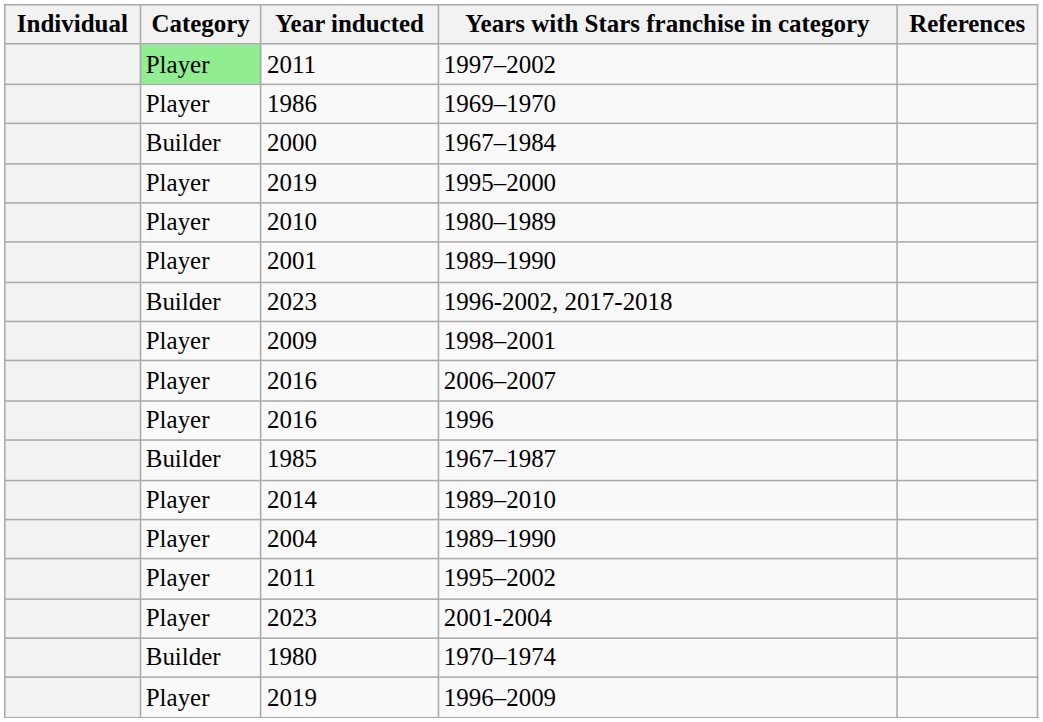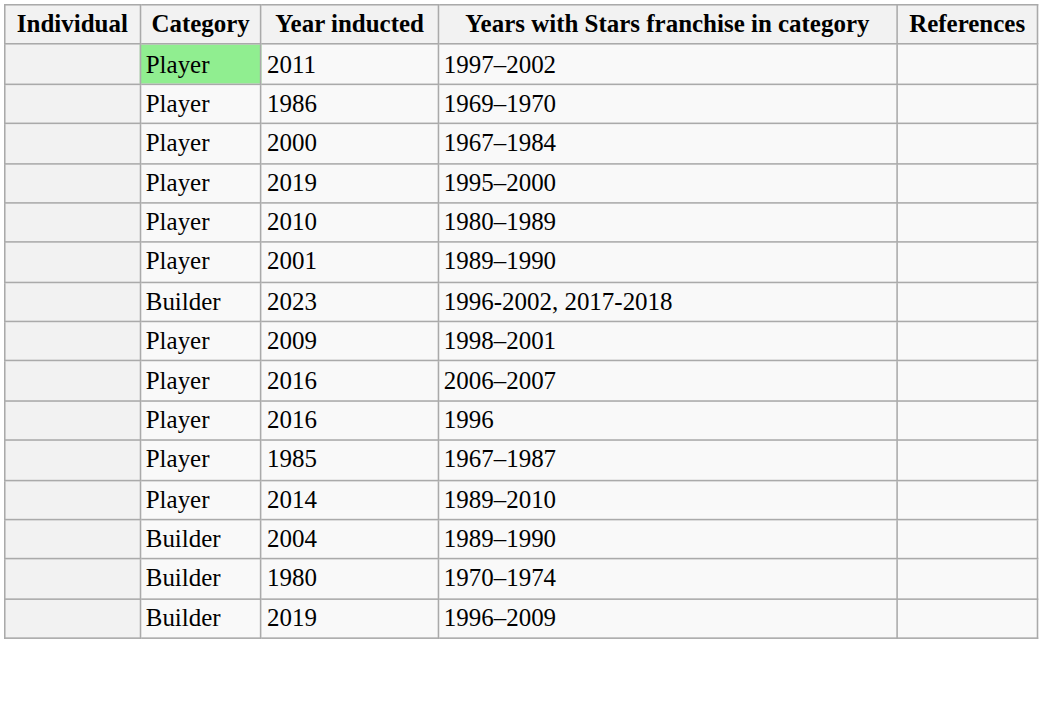(183, 143) Builder -> (178, 143) Player
(183, 459) Builder -> (178, 459) Player
(178, 538) Player -> (183, 538) Builder
- row: (292, 578)
- row: (292, 618)
(178, 697) Player -> (183, 618) Builder
